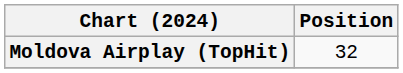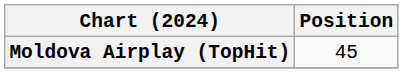(346, 52) 32 -> (346, 52) 45
